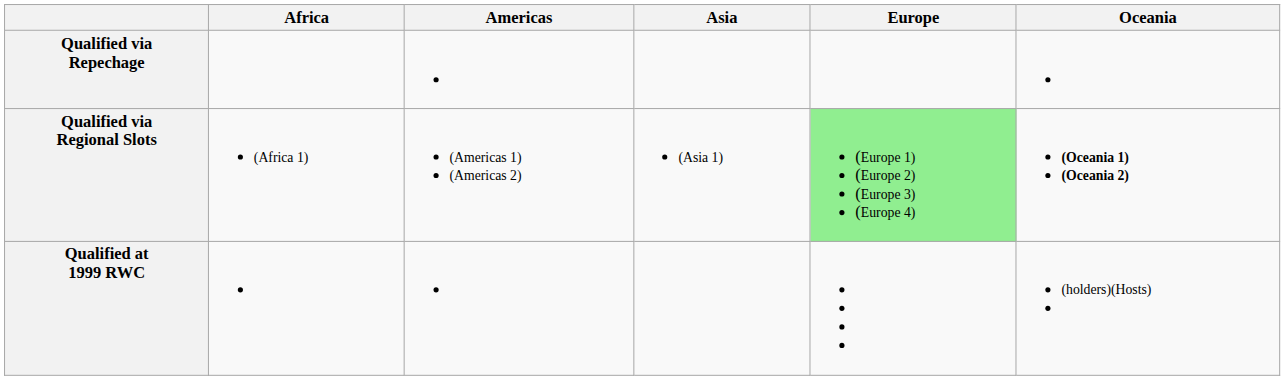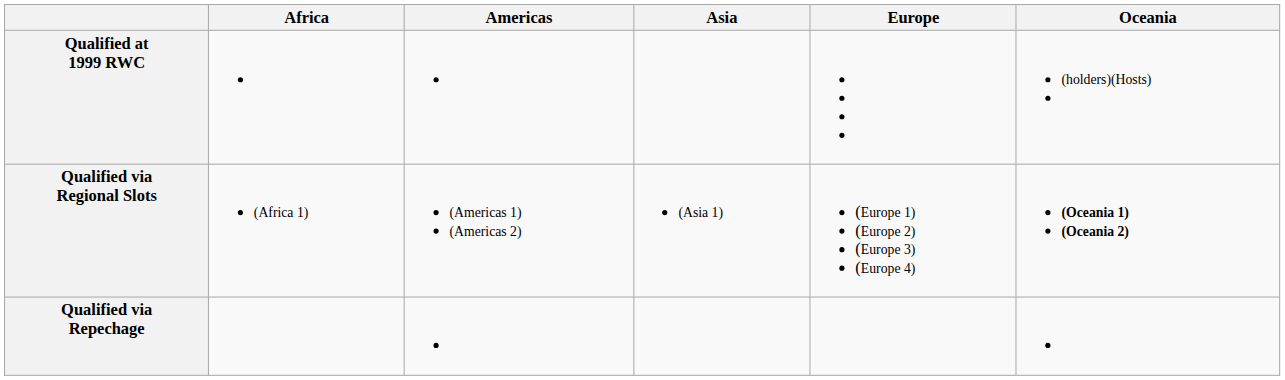rows swapped: (107, 263) <-> (107, 52)
(913, 184) lightgreen background -> (913, 240) no background
